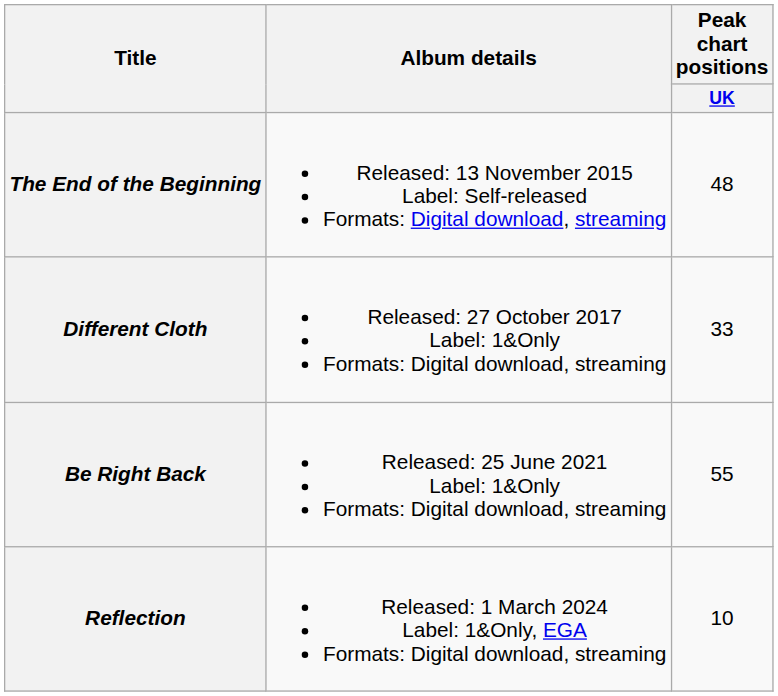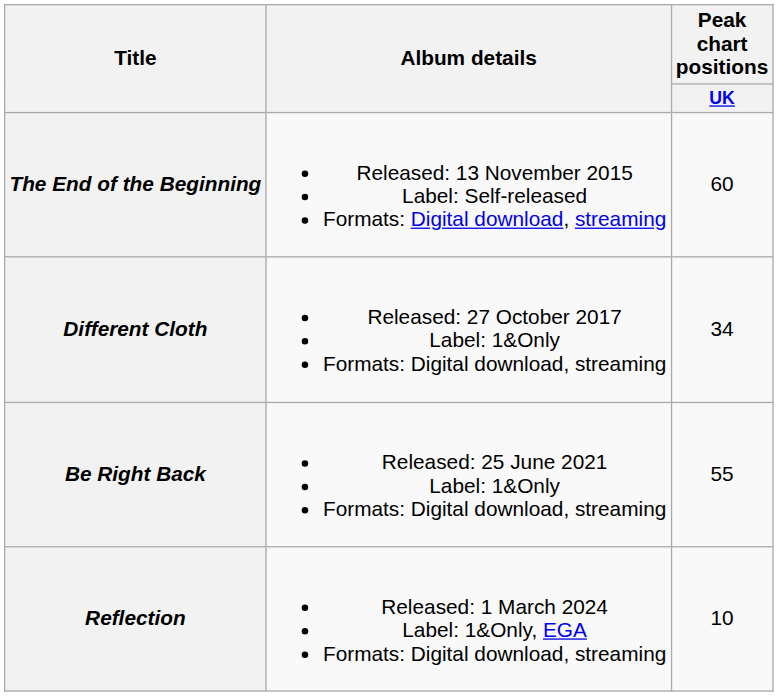(722, 184) 48 -> (722, 184) 60
(722, 329) 33 -> (722, 329) 34
